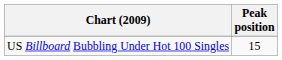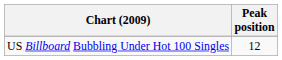(255, 45) 15 -> (255, 45) 12
